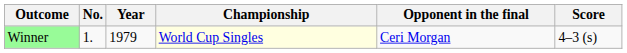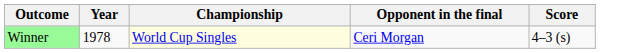- column: (93, 15)
(123, 37) 1979 -> (97, 37) 1978
